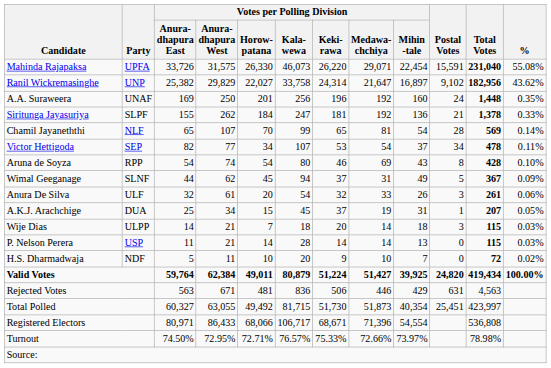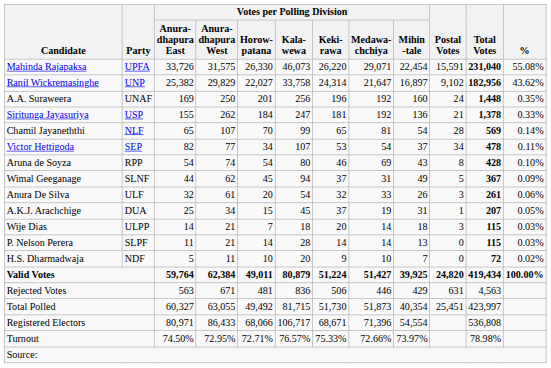(136, 115) SLPF -> (134, 115) USP
(134, 242) USP -> (136, 242) SLPF
